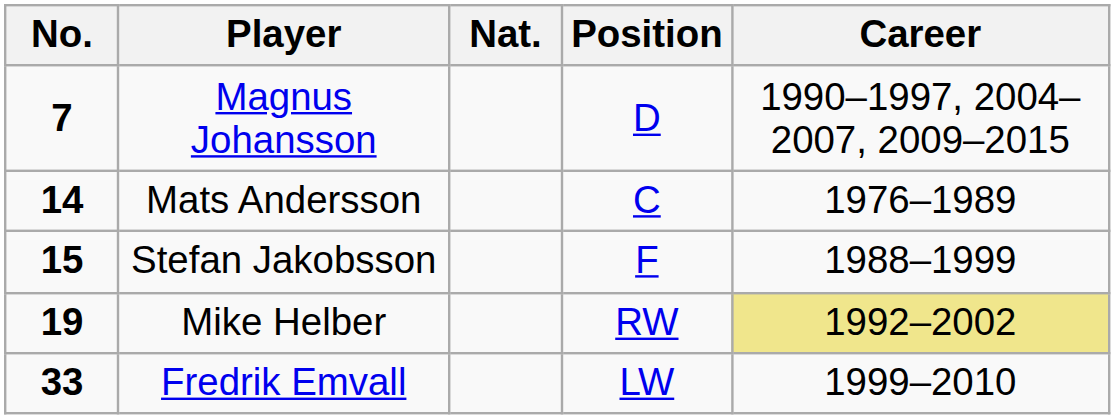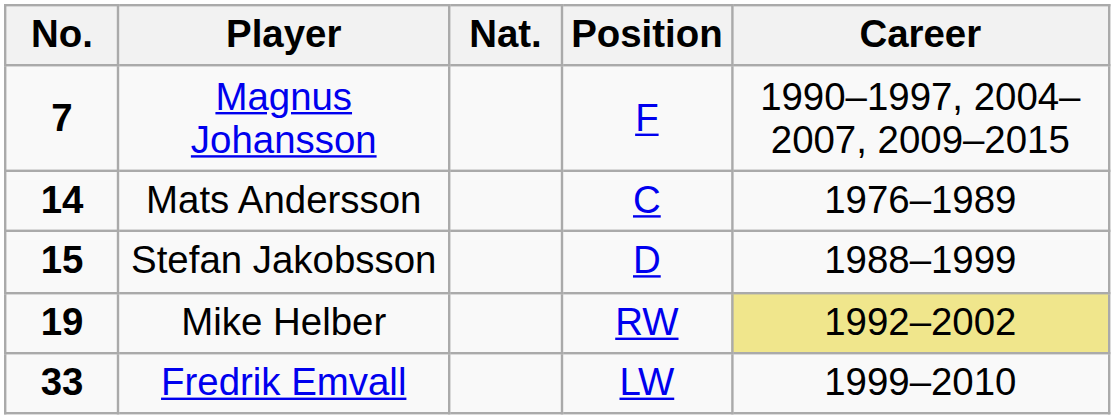(647, 117) D -> (647, 117) F
(647, 260) F -> (647, 260) D
